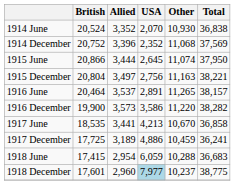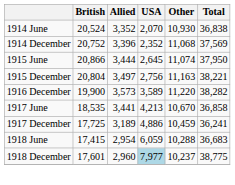- row: (27, 92)
(151, 108) 3,586 -> (151, 92) 3,589
